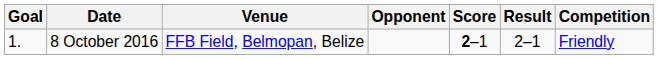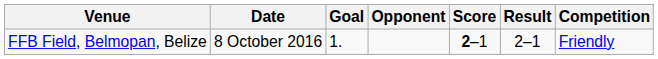columns swapped: (26, 16) <-> (265, 16)
